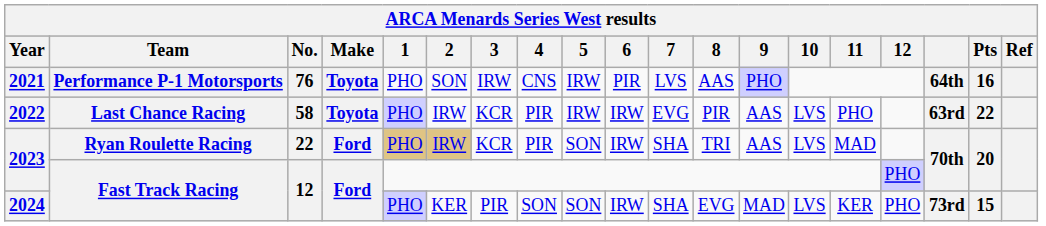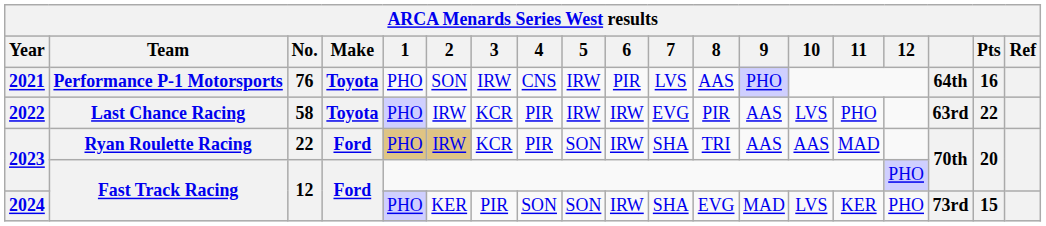(810, 143) LVS -> (811, 143) AAS
